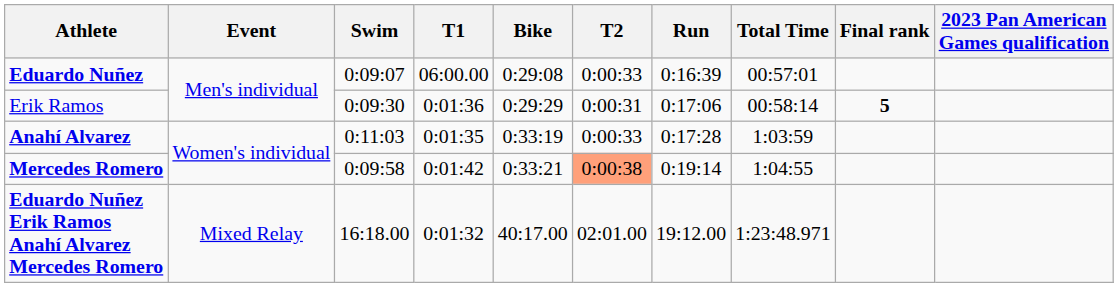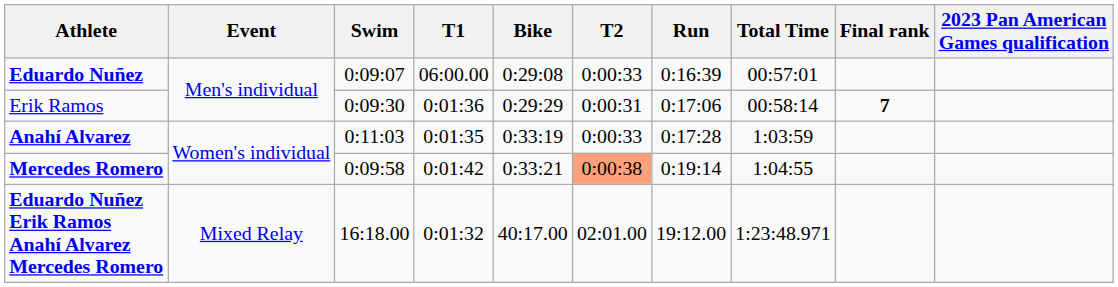(885, 105) 5 -> (885, 105) 7
